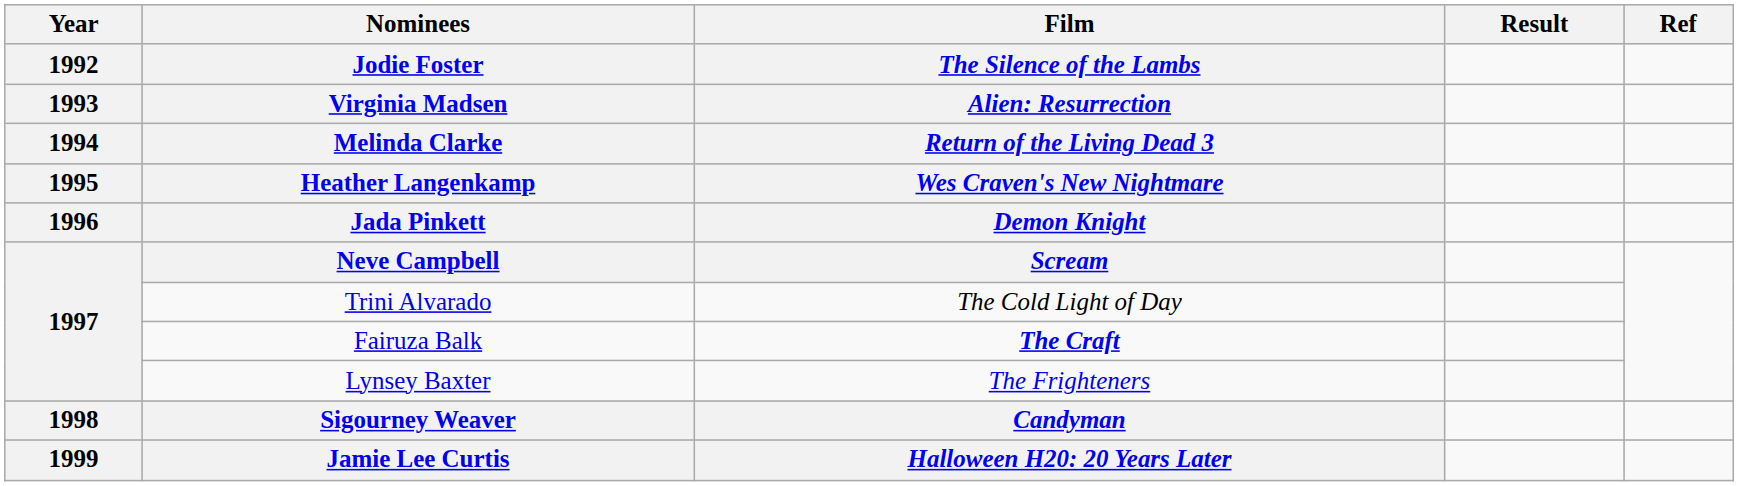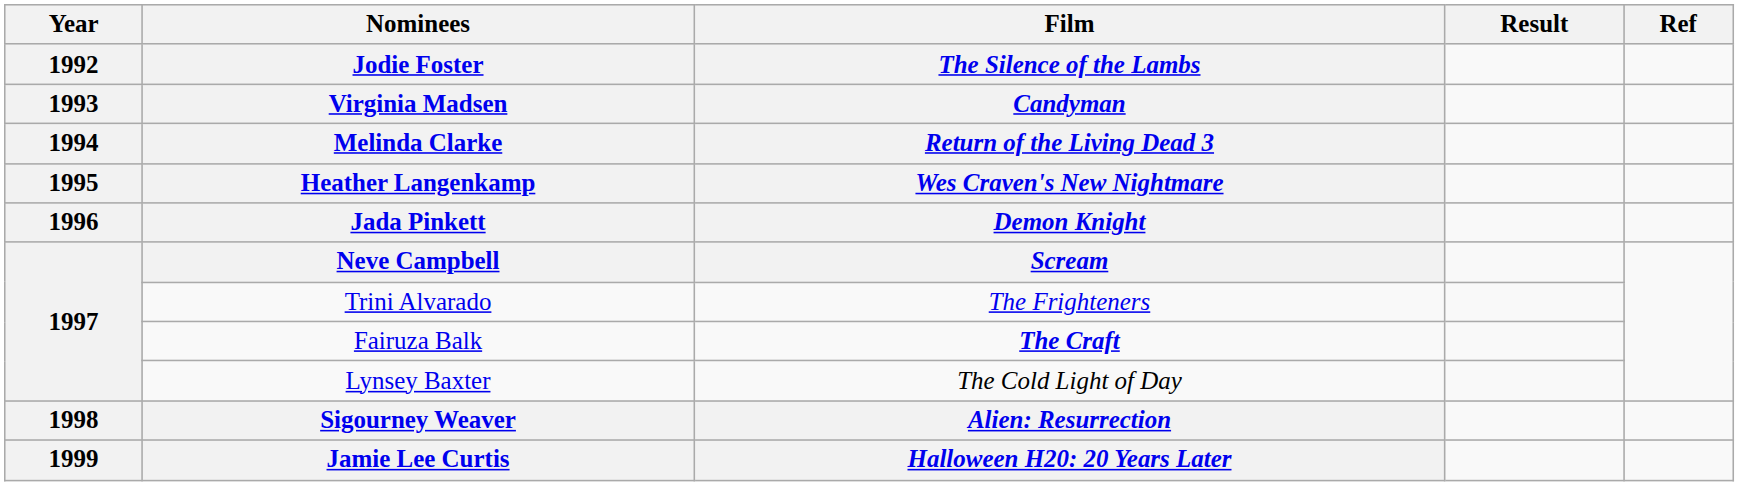(1069, 103) Alien: Resurrection -> (1069, 103) Candyman
(1069, 301) The Cold Light of Day -> (1069, 301) The Frighteners
(1069, 380) The Frighteners -> (1069, 380) The Cold Light of Day
(1069, 420) Candyman -> (1069, 420) Alien: Resurrection
